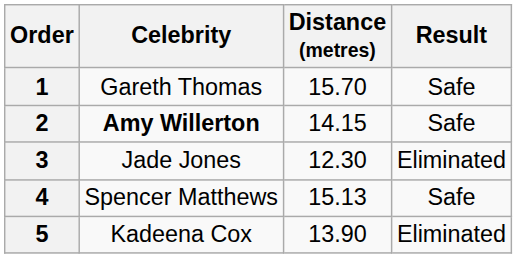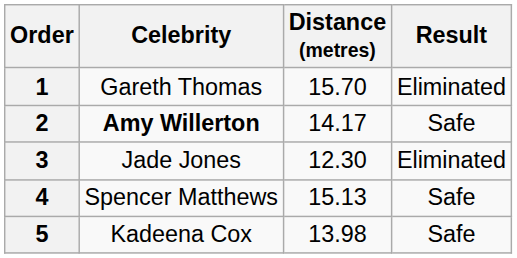(451, 86) Safe -> (451, 86) Eliminated
(337, 123) 14.15 -> (337, 123) 14.17
(337, 234) 13.90 -> (337, 234) 13.98
(451, 234) Eliminated -> (451, 234) Safe
